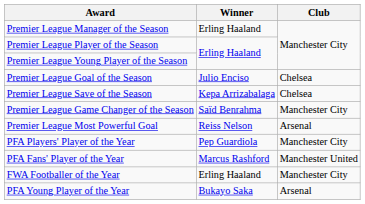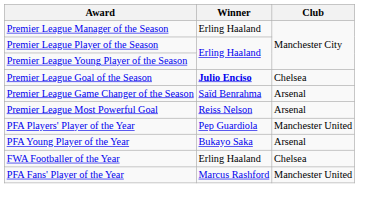(224, 77) normal -> (225, 77) bold
- row: (79, 93)
(314, 110) Manchester City -> (290, 93) Arsenal
(314, 142) Manchester City -> (313, 126) Manchester United
rows swapped: (68, 191) <-> (65, 158)
(314, 175) Manchester City -> (290, 158) Chelsea
